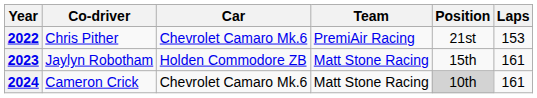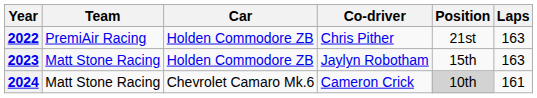columns swapped: (371, 16) <-> (99, 16)
(234, 38) Chevrolet Camaro Mk.6 -> (240, 38) Holden Commodore ZB
(513, 38) 153 -> (513, 38) 163
(513, 60) 161 -> (513, 60) 163
